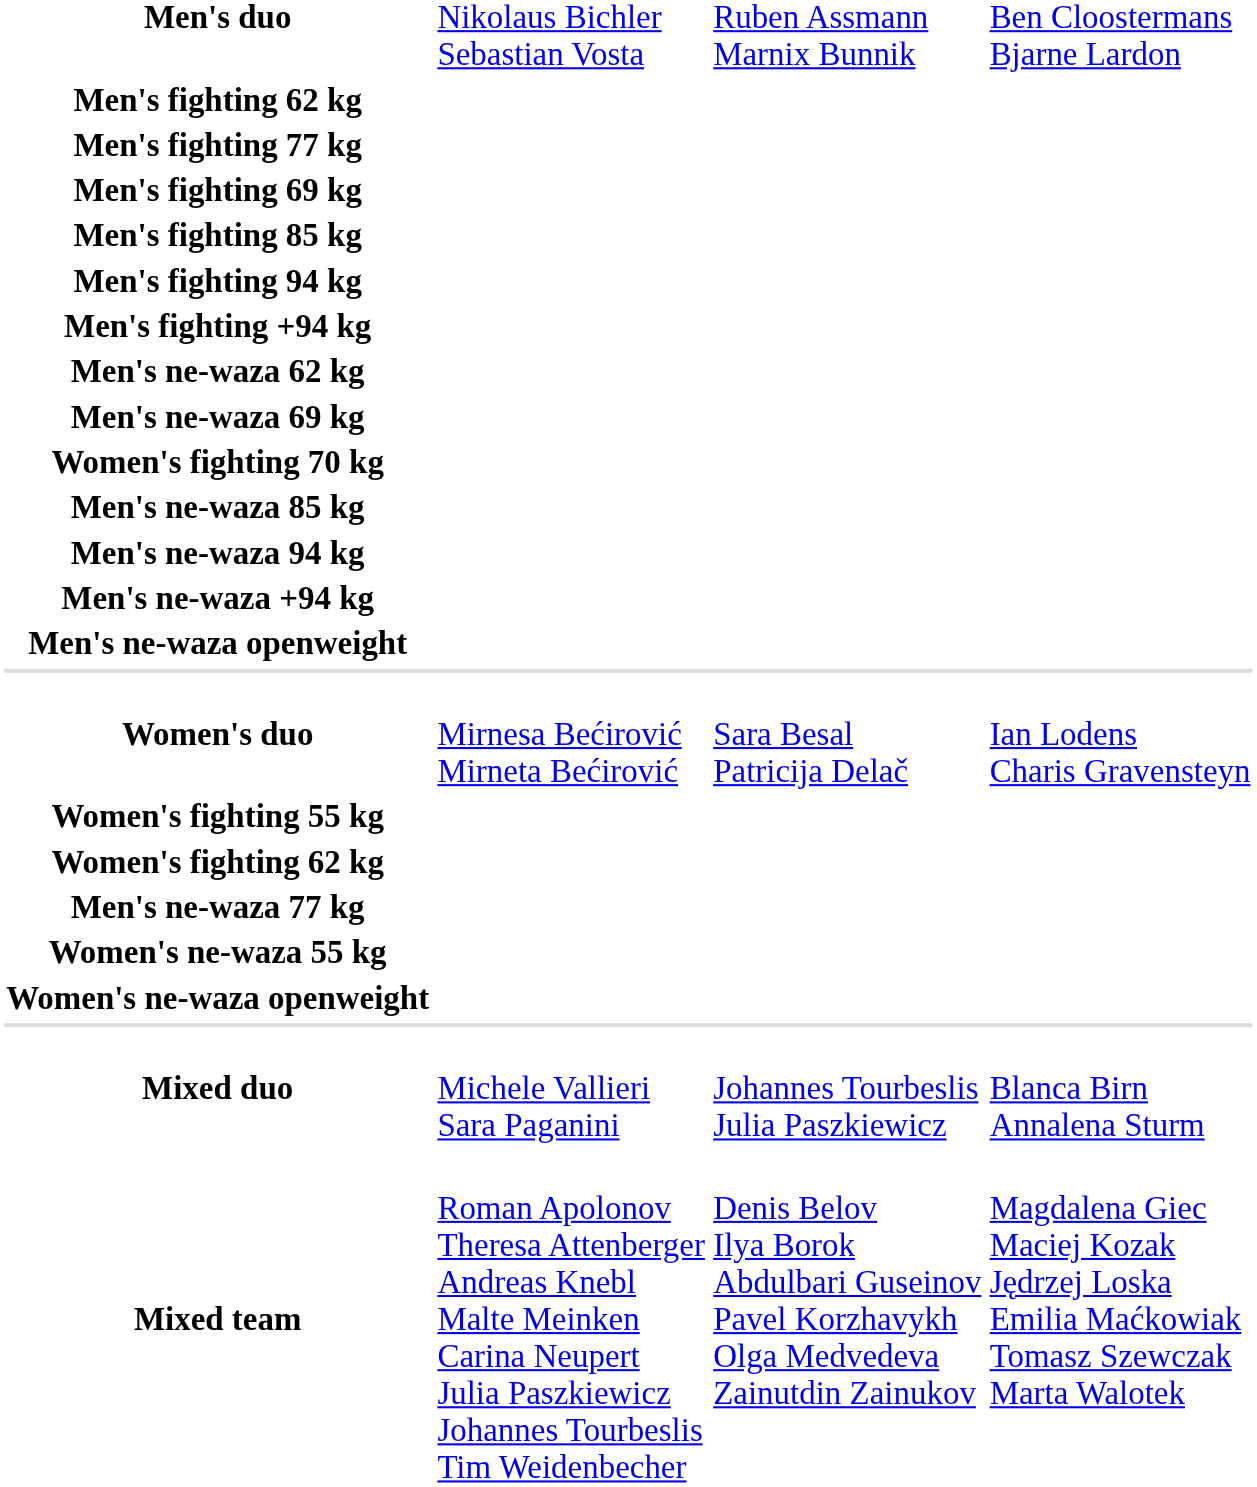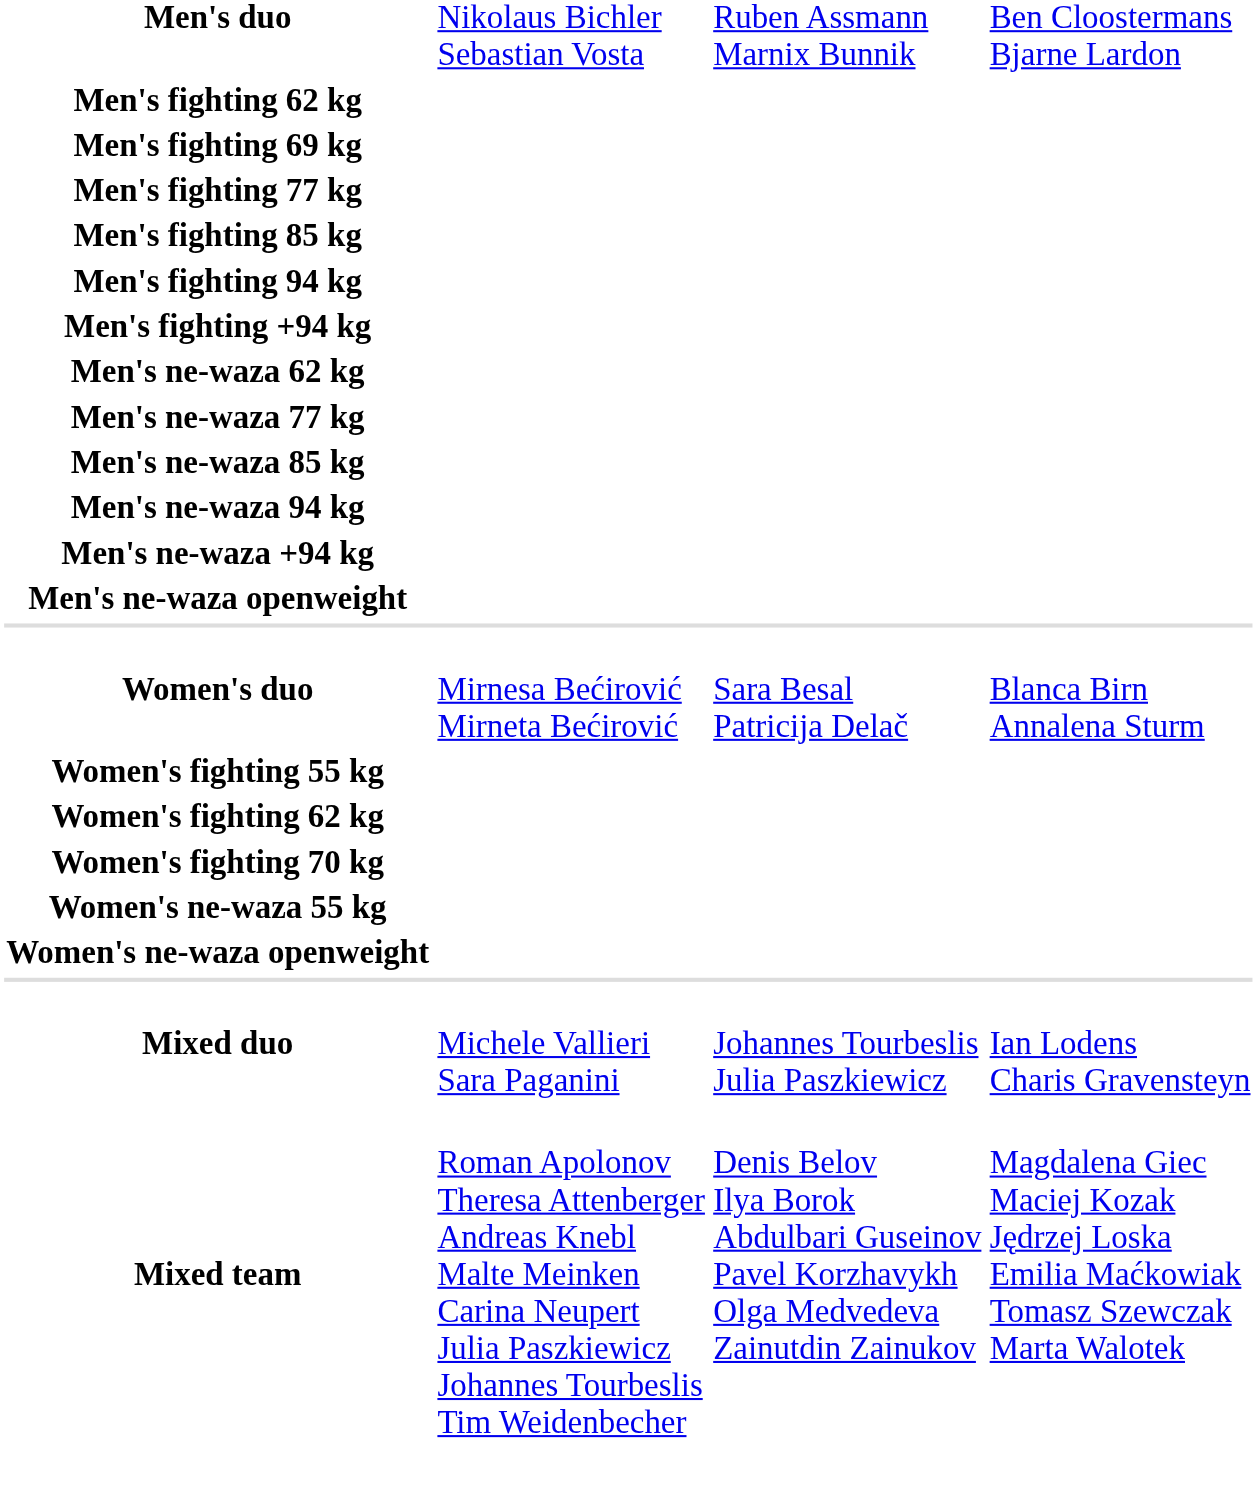rows swapped: (218, 190) <-> (218, 144)
- row: (218, 416)
rows swapped: (218, 907) <-> (218, 462)
(1120, 752) Ian Lodens Charis Gravensteyn -> (1097, 707) Blanca Birn Annalena Sturm
(1097, 1107) Blanca Birn Annalena Sturm -> (1120, 1061) Ian Lodens Charis Gravensteyn
